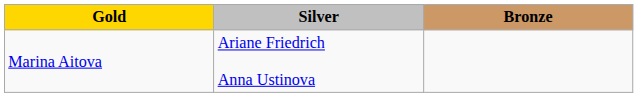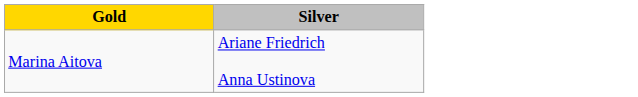- column: (528, 17)
